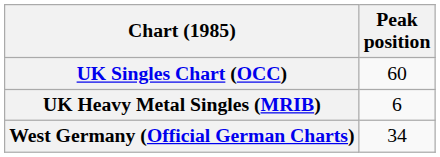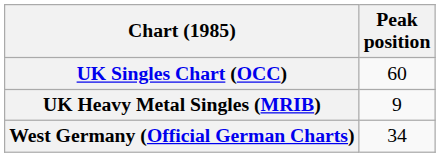(397, 104) 6 -> (397, 104) 9
